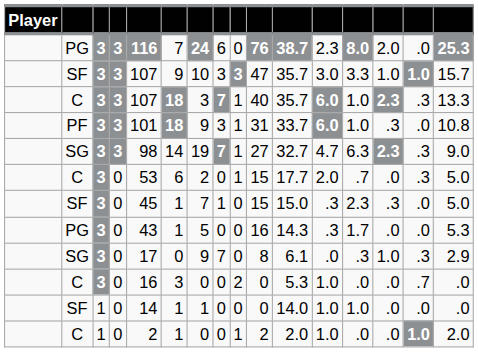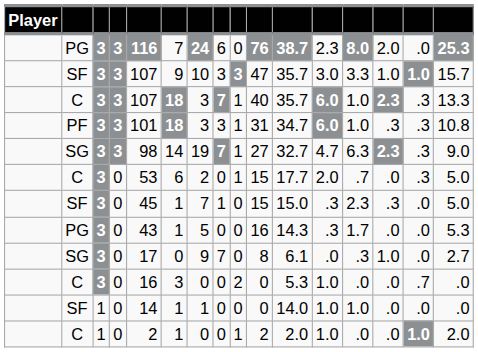(205, 126) 9 -> (205, 126) 3
(292, 126) 33.7 -> (292, 126) 34.7
(423, 126) .0 -> (423, 126) .3
(423, 256) .3 -> (423, 256) .0
(458, 256) 2.9 -> (458, 256) 2.7
